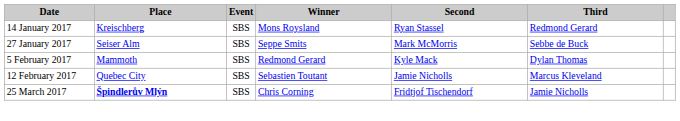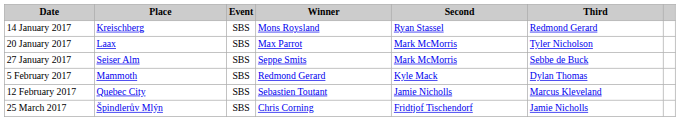+ row: (39, 44)
(132, 92) bold -> (130, 108) normal
